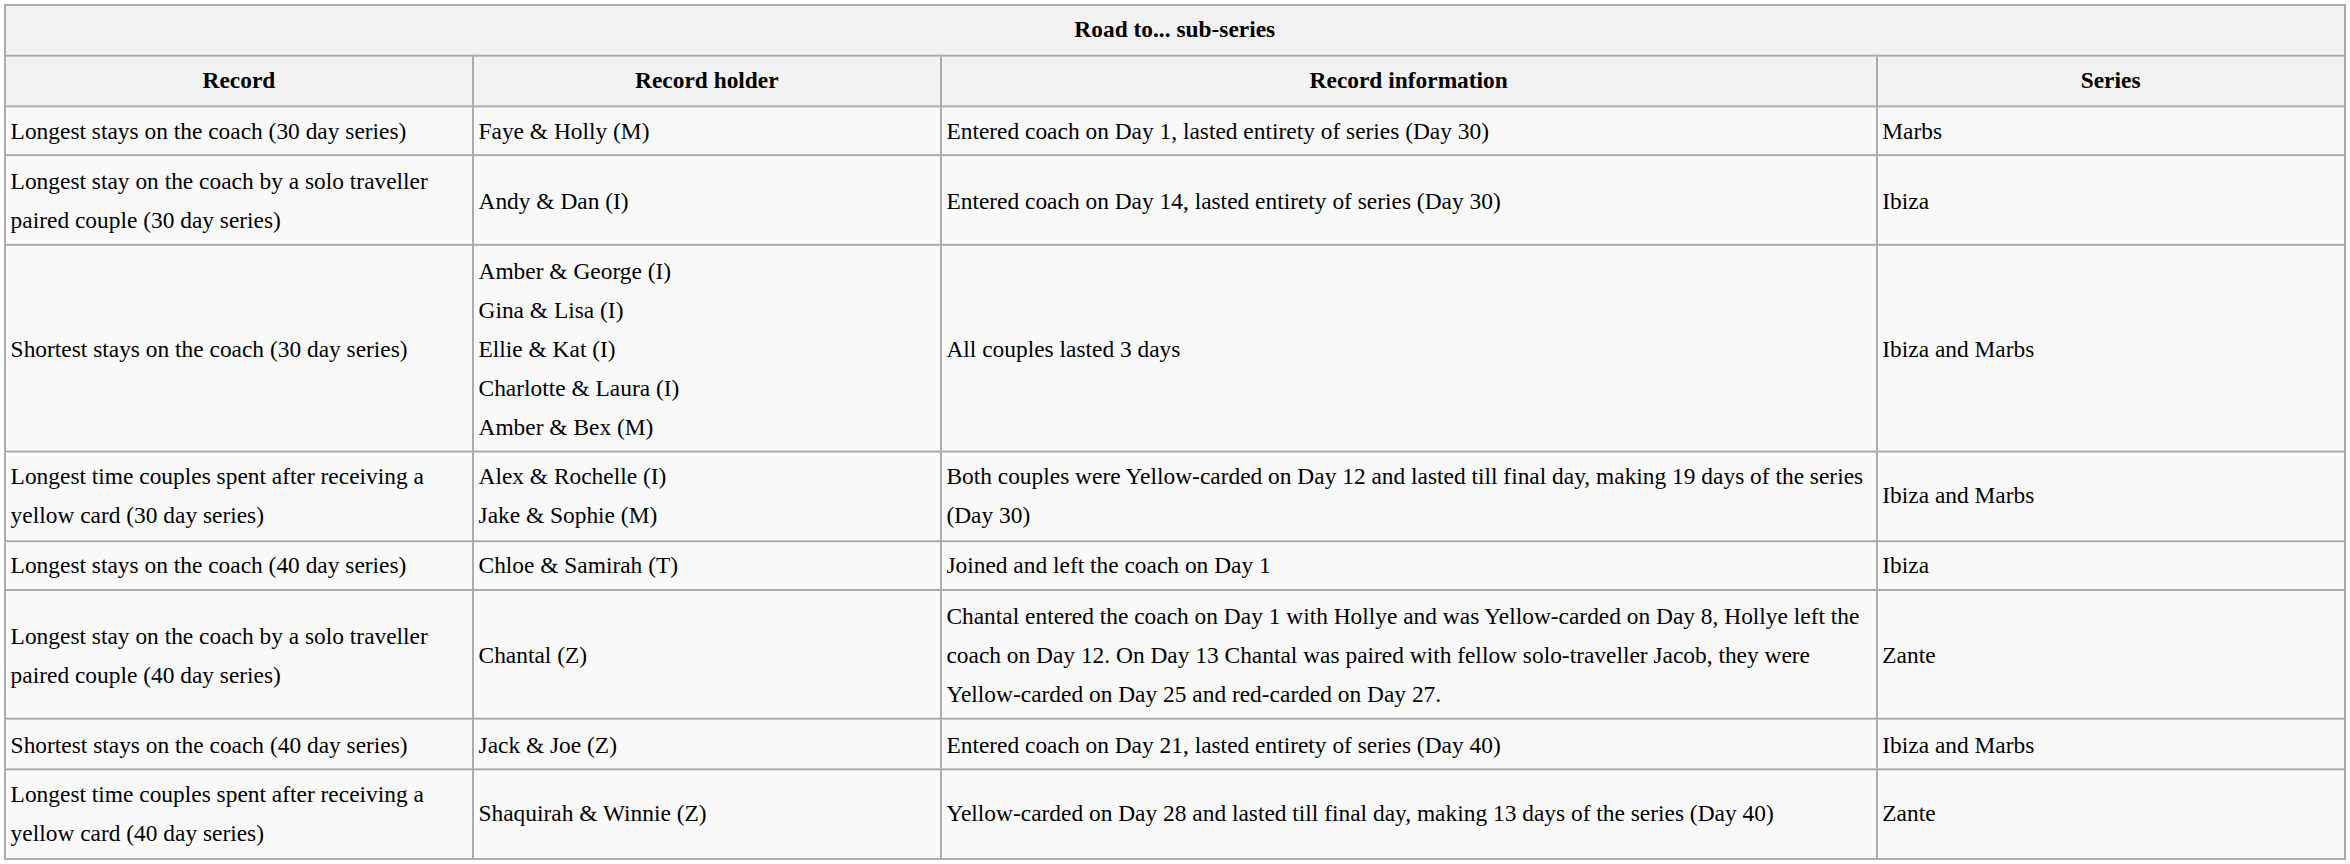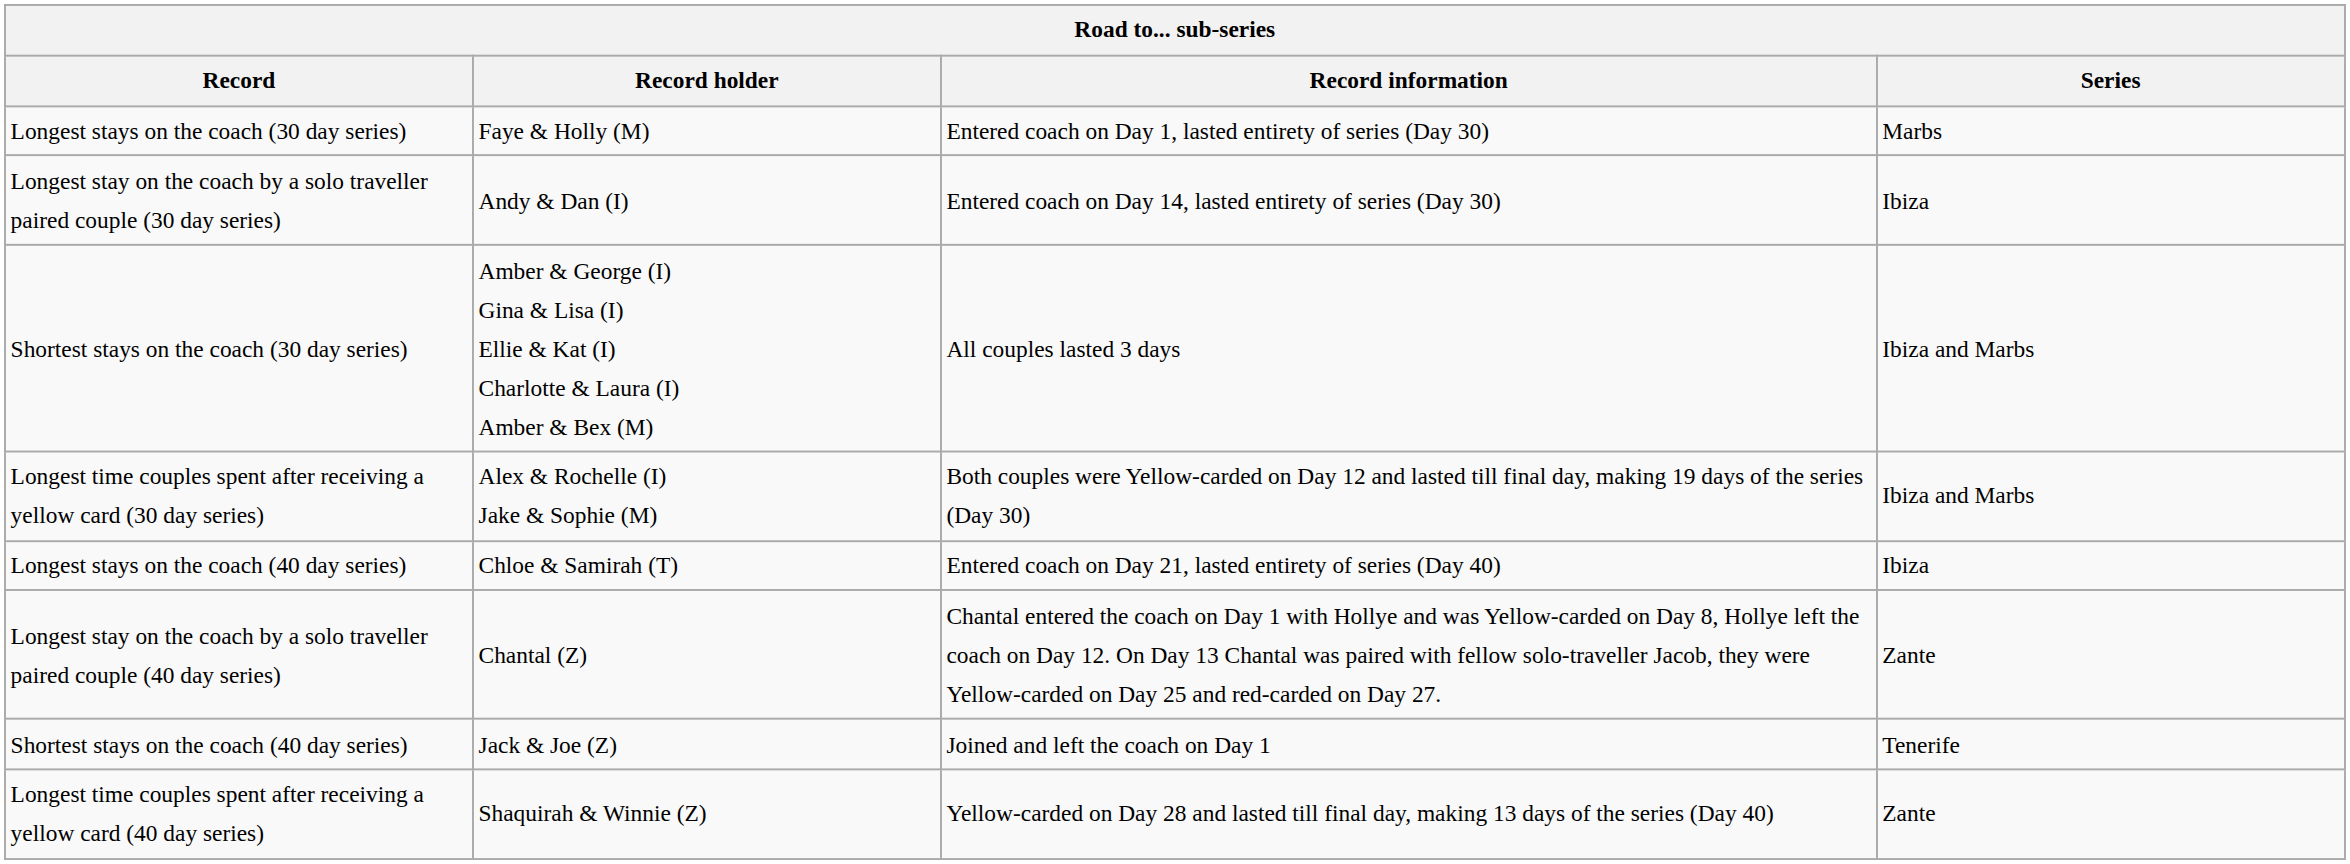(1109, 566) Joined and left the coach on Day 1 -> (1224, 566) Entered coach on Day 21, lasted entirety of series (Day 40)
(1224, 744) Entered coach on Day 21, lasted entirety of series (Day 40) -> (1109, 744) Joined and left the coach on Day 1
(1958, 744) Ibiza and Marbs -> (1921, 744) Tenerife
